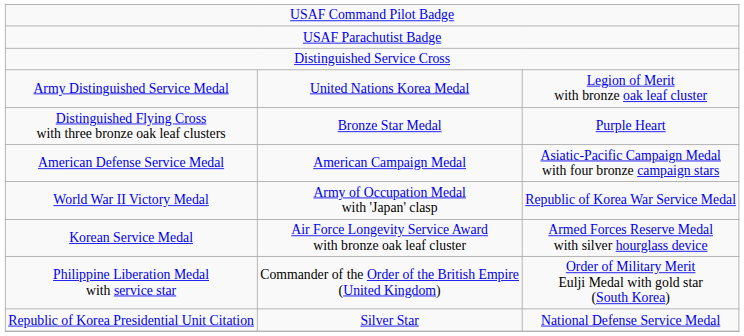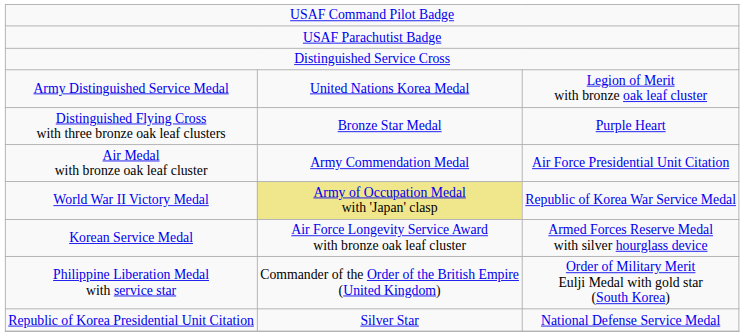+ row: (131, 163)
- row: (131, 163)
(390, 200) no background -> (390, 200) khaki background
